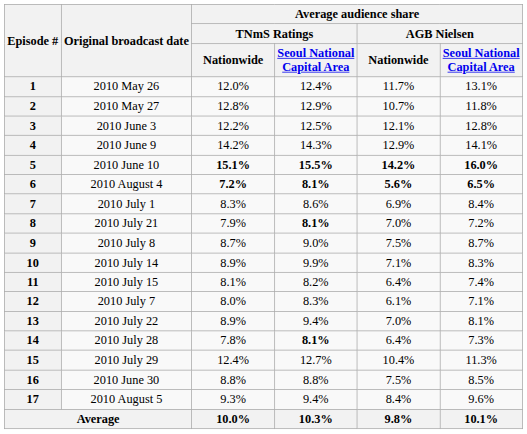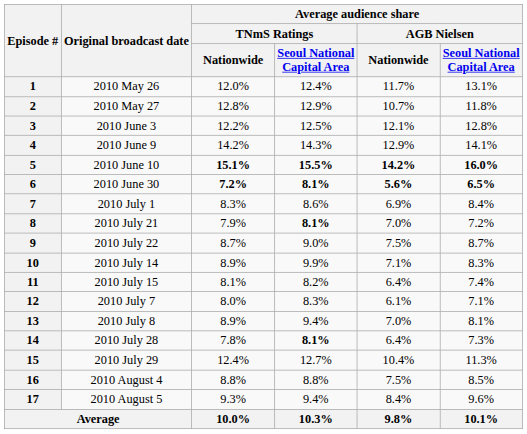(126, 184) 2010 August 4 -> (126, 184) 2010 June 30
(126, 243) 2010 July 8 -> (126, 243) 2010 July 22
(126, 321) 2010 July 22 -> (126, 321) 2010 July 8
(126, 379) 2010 June 30 -> (126, 379) 2010 August 4
